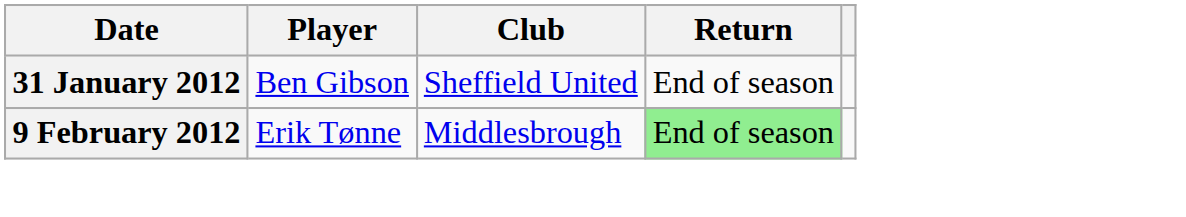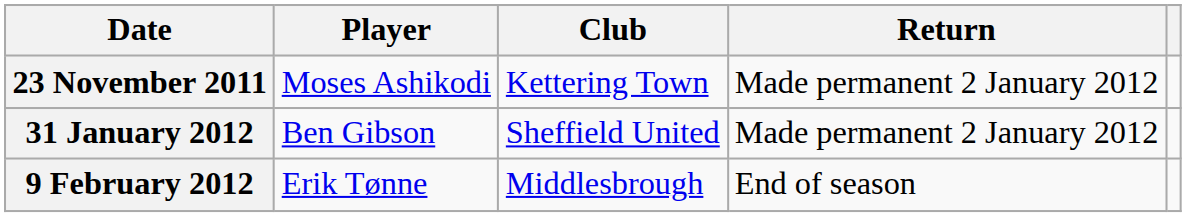+ row: (140, 81)
(743, 81) End of season -> (946, 132) Made permanent 2 January 2012
(743, 132) lightgreen background -> (825, 183) no background
